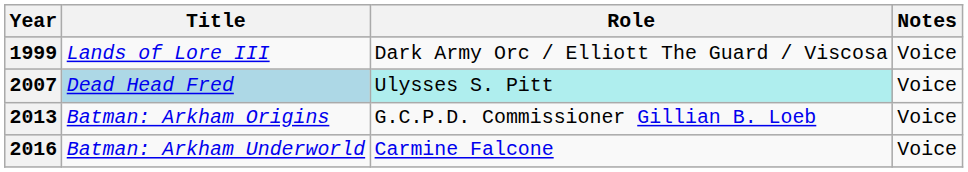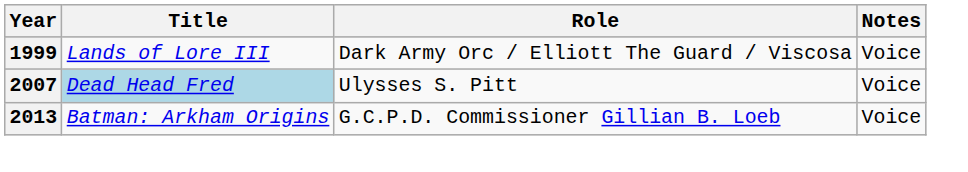(464, 86) paleturquoise background -> (428, 86) no background
- row: (33, 151)
